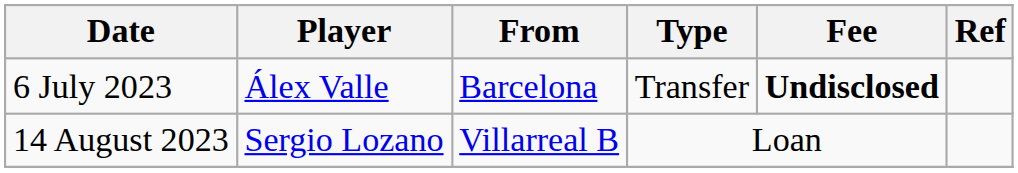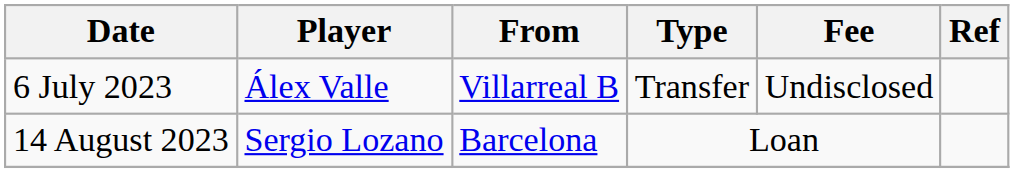(528, 85) Barcelona -> (539, 85) Villarreal B
(852, 85) bold -> (849, 85) normal
(539, 139) Villarreal B -> (528, 139) Barcelona
